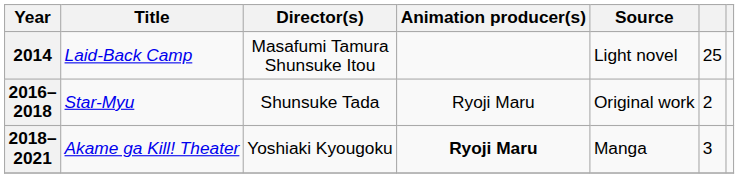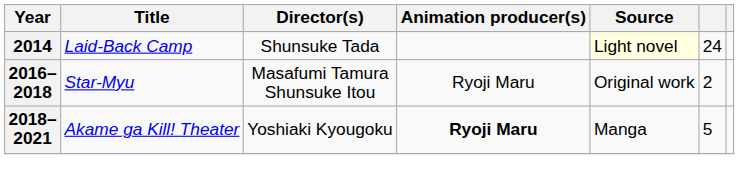(320, 55) Masafumi Tamura Shunsuke Itou -> (320, 45) Shunsuke Tada
(636, 55) no background -> (636, 45) lightyellow background
(712, 55) 25 -> (712, 45) 24
(320, 102) Shunsuke Tada -> (320, 82) Masafumi Tamura Shunsuke Itou
(708, 149) 3 -> (708, 129) 5
